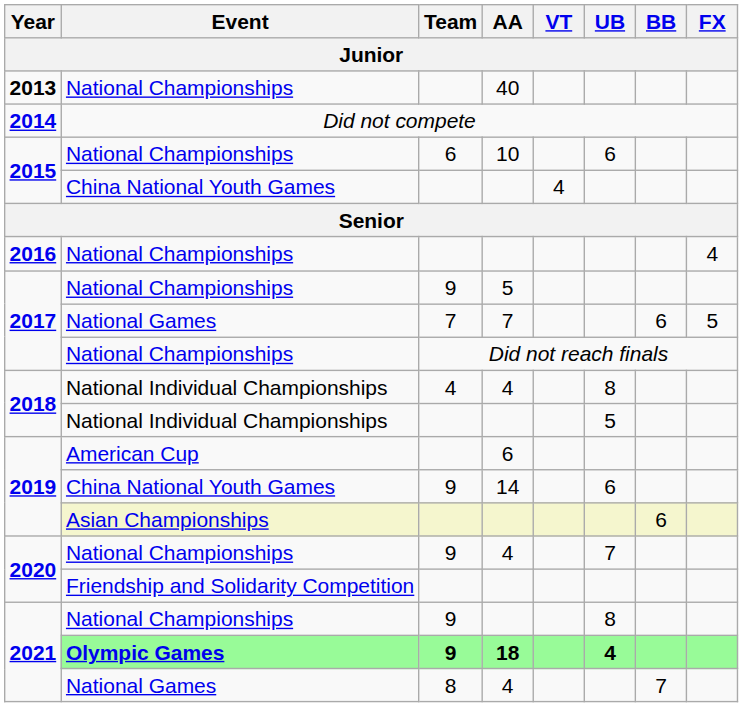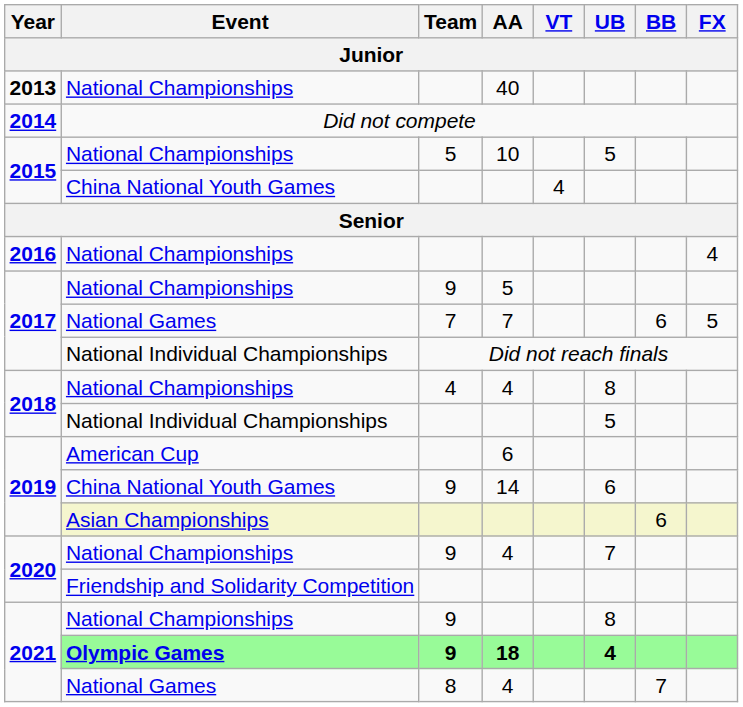(451, 154) 6 -> (451, 154) 5
(610, 154) 6 -> (610, 154) 5
(180, 354) National Championships -> (227, 354) National Individual Championships
(227, 387) National Individual Championships -> (180, 387) National Championships
